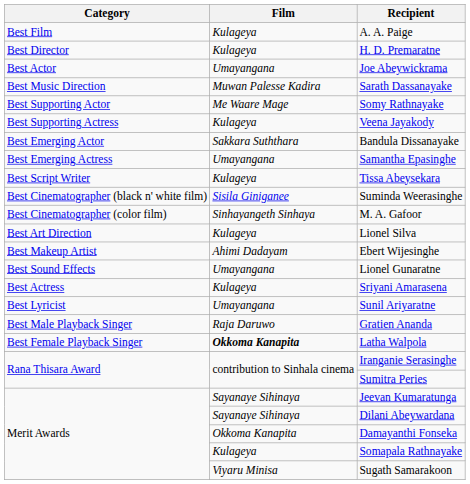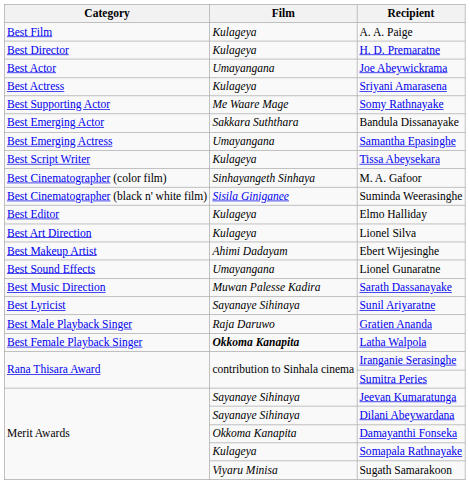rows swapped: (403, 287) <-> (406, 86)
- row: (397, 123)
rows swapped: (391, 214) <-> (411, 196)
+ row: (393, 214)
(243, 305) Umayangana -> (256, 305) Sayanaye Sihinaya
